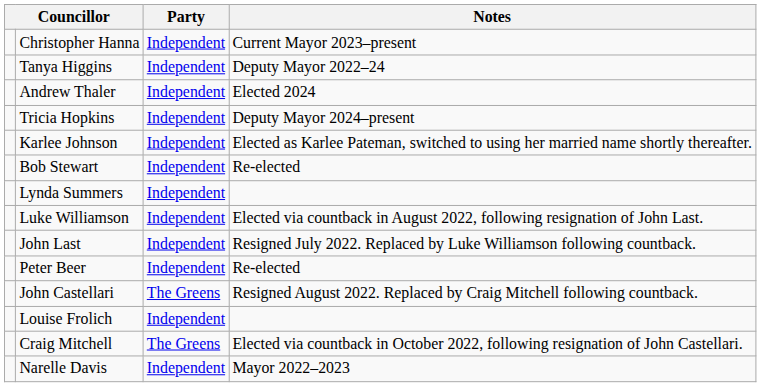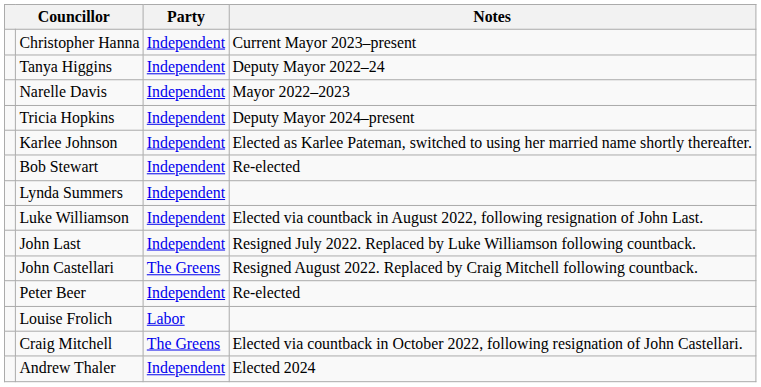rows swapped: (63, 368) <-> (67, 92)
rows swapped: (67, 293) <-> (53, 268)
(186, 318) Independent -> (166, 318) Labor
